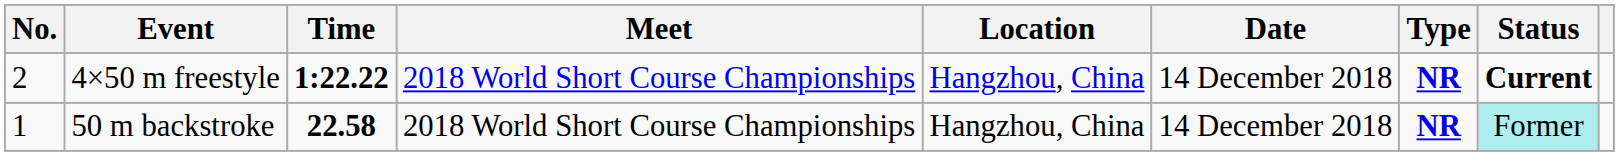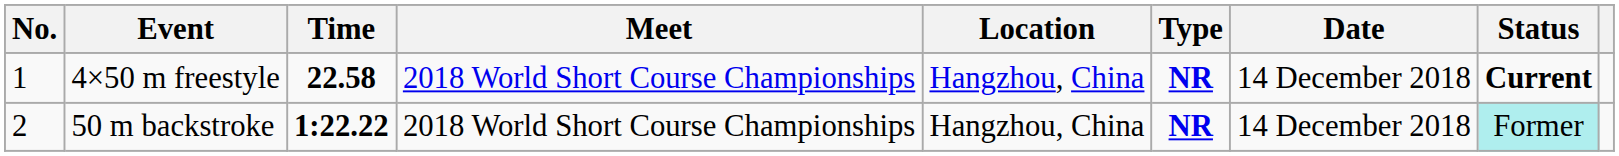columns swapped: (1275, 28) <-> (1439, 28)
(20, 77) 2 -> (20, 77) 1
(341, 77) 1:22.22 -> (341, 77) 22.58
(20, 126) 1 -> (20, 126) 2
(341, 126) 22.58 -> (341, 126) 1:22.22
